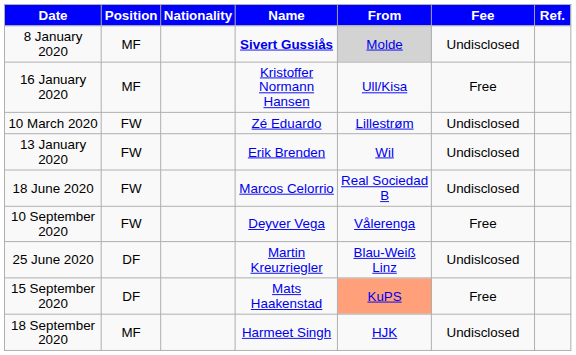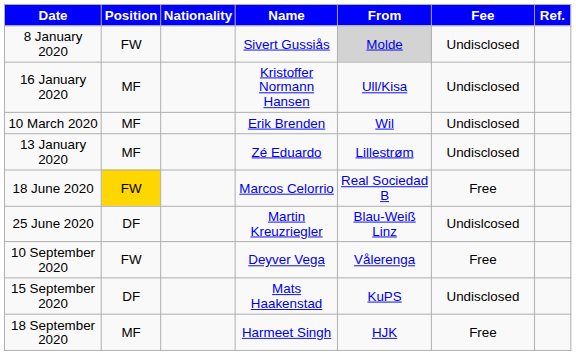(131, 44) MF -> (131, 44) FW
(287, 44) bold -> (287, 44) normal
(483, 88) Free -> (483, 88) Undisclosed
(131, 124) FW -> (131, 124) MF
(287, 124) Zé Eduardo -> (287, 124) Erik Brenden
(385, 124) Lillestrøm -> (385, 124) Wil
(131, 152) FW -> (131, 152) MF
(287, 152) Erik Brenden -> (287, 152) Zé Eduardo
(385, 152) Wil -> (385, 152) Lillestrøm
(131, 188) no background -> (131, 188) gold background
(483, 188) Undisclosed -> (483, 188) Free
rows swapped: (53, 260) <-> (53, 224)
(385, 296) lightsalmon background -> (385, 296) no background
(483, 296) Free -> (483, 296) Undisclosed
(483, 332) Undisclosed -> (483, 332) Free
